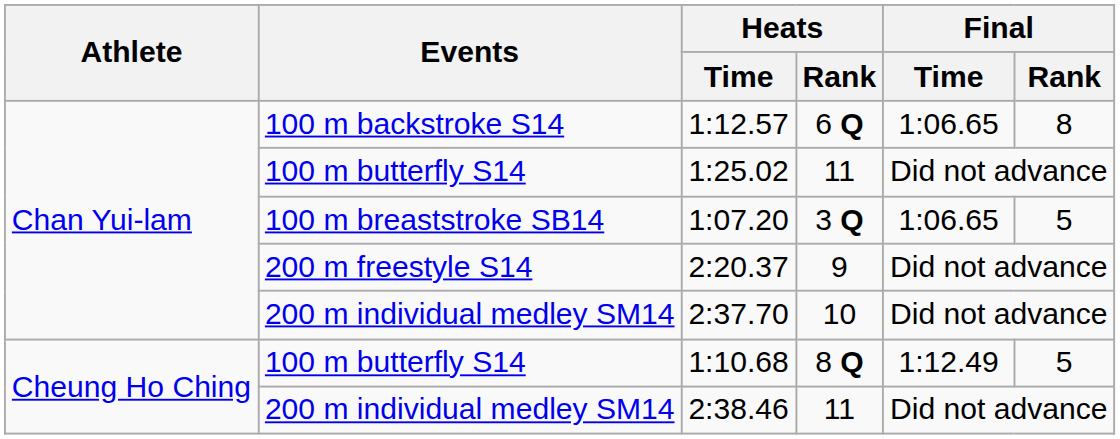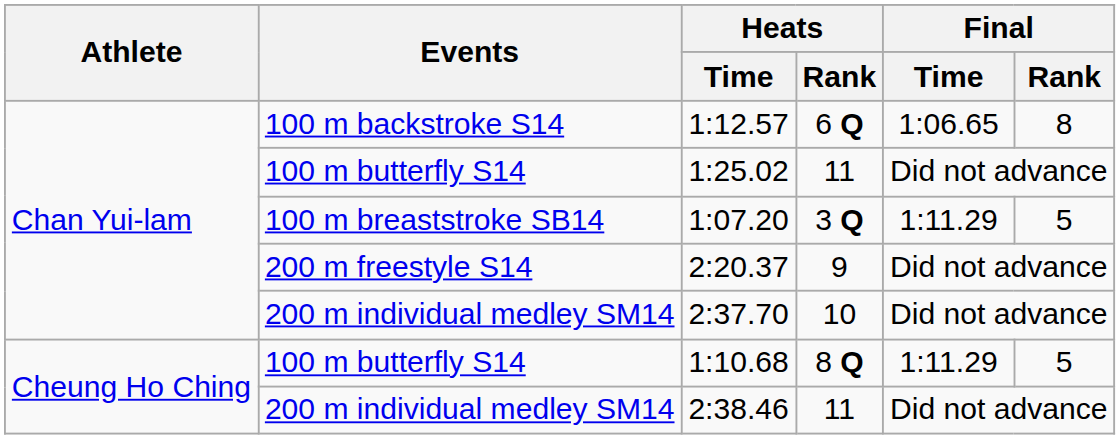(949, 219) 1:06.65 -> (949, 219) 1:11.29
(949, 362) 1:12.49 -> (949, 362) 1:11.29
